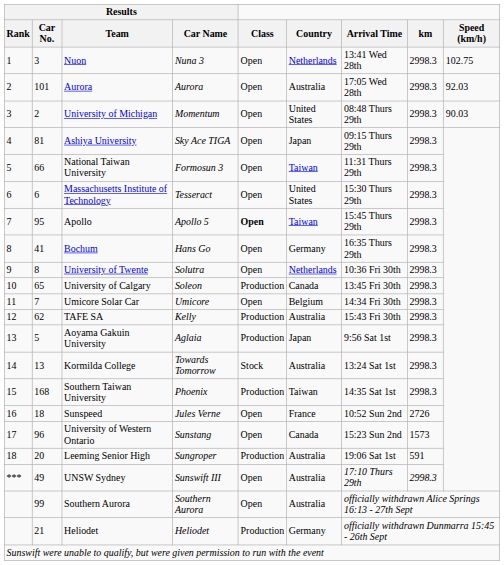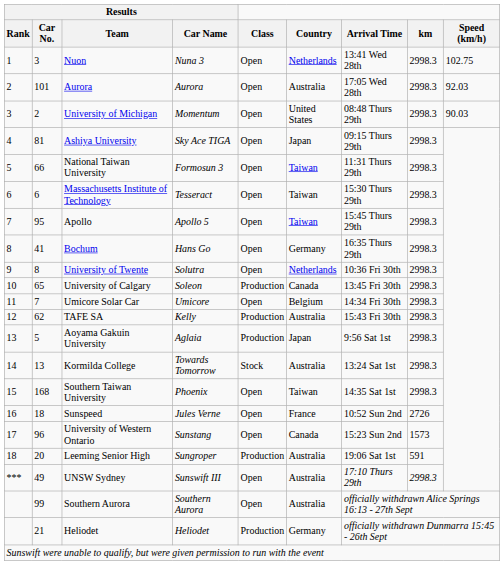(302, 195) United States -> (303, 195) Taiwan
(252, 221) bold -> (251, 221) normal
(262, 392) Production -> (251, 392) Open
